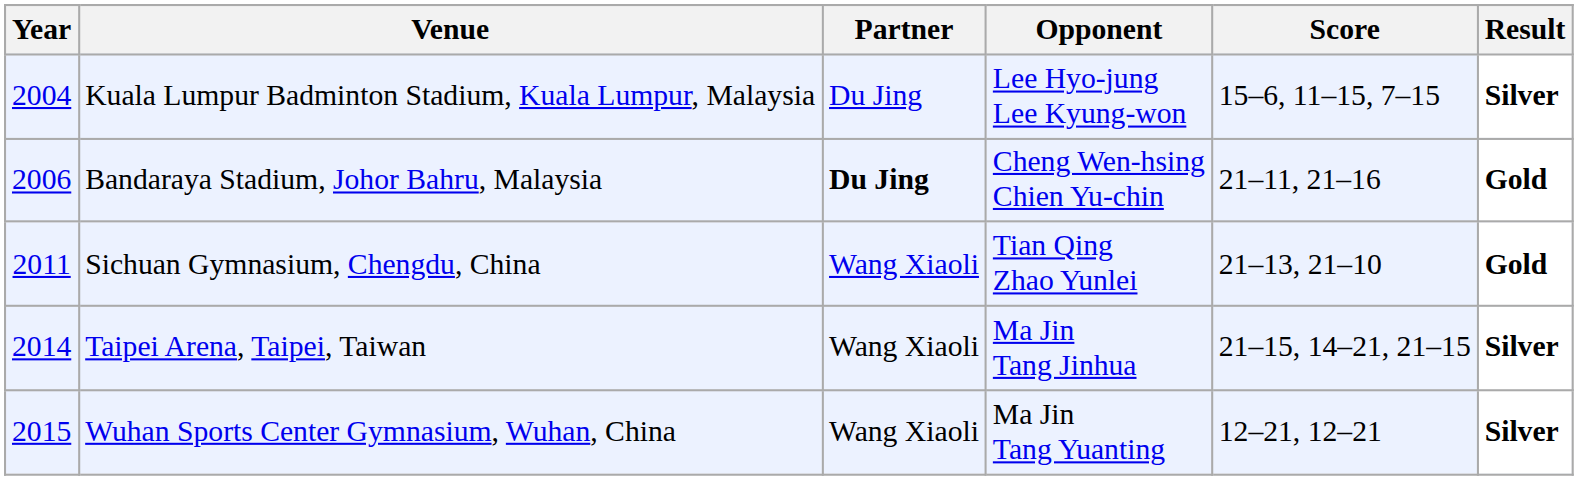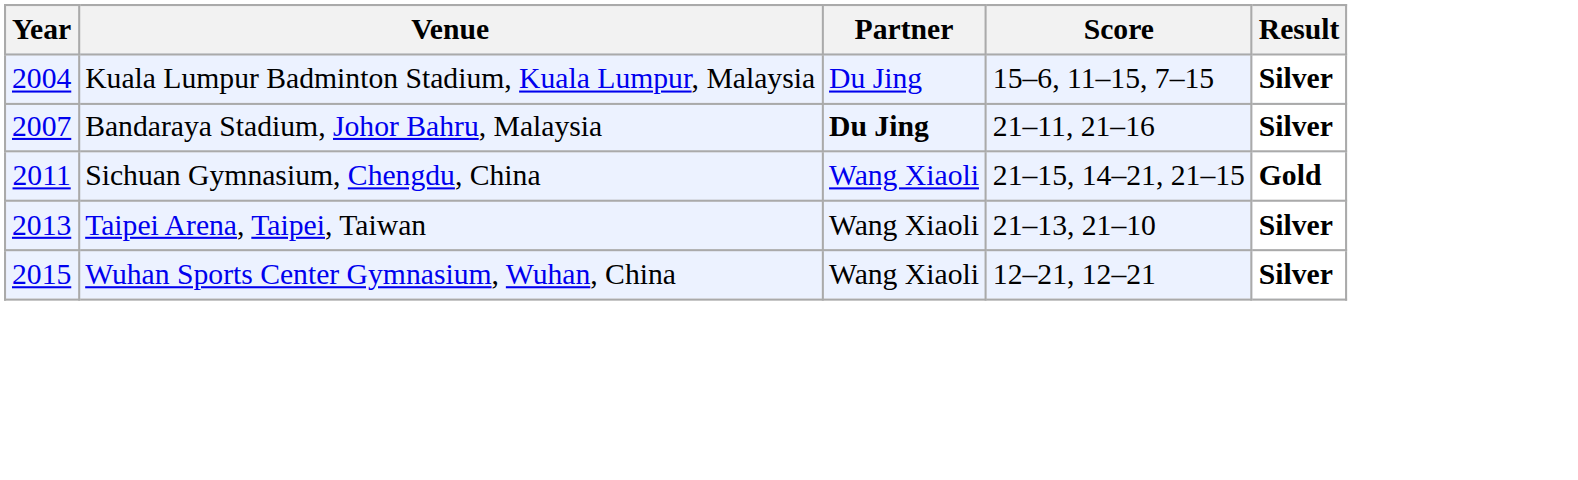- column: (1099, 29)
(42, 179) 2006 -> (42, 127) 2007
(1516, 179) Gold -> (1296, 127) Silver
(1300, 263) 21–13, 21–10 -> (1119, 176) 21–15, 14–21, 21–15
(42, 347) 2014 -> (42, 225) 2013
(1345, 347) 21–15, 14–21, 21–15 -> (1074, 225) 21–13, 21–10
